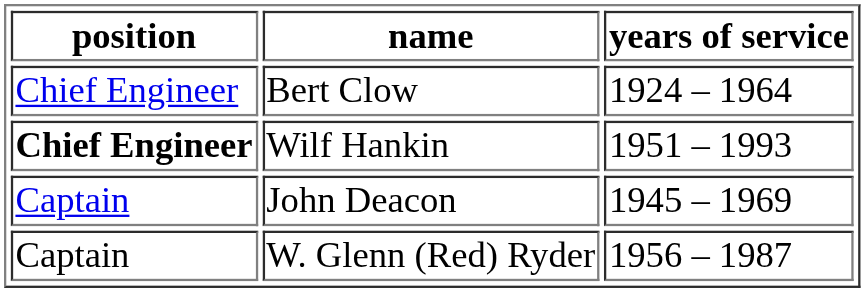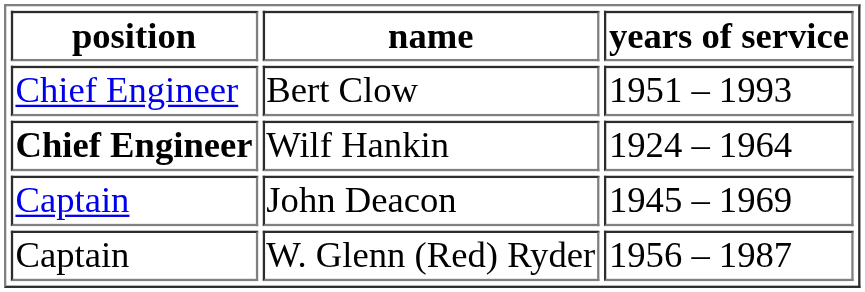(701, 90) 1924 – 1964 -> (701, 90) 1951 – 1993
(701, 145) 1951 – 1993 -> (701, 145) 1924 – 1964
